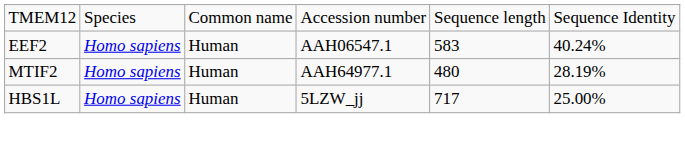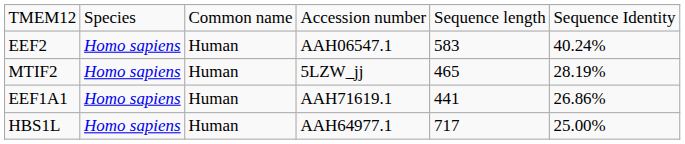(346, 71) AAH64977.1 -> (332, 71) 5LZW_jj
(447, 71) 480 -> (447, 71) 465
+ row: (38, 98)
(332, 98) 5LZW_jj -> (346, 125) AAH64977.1
